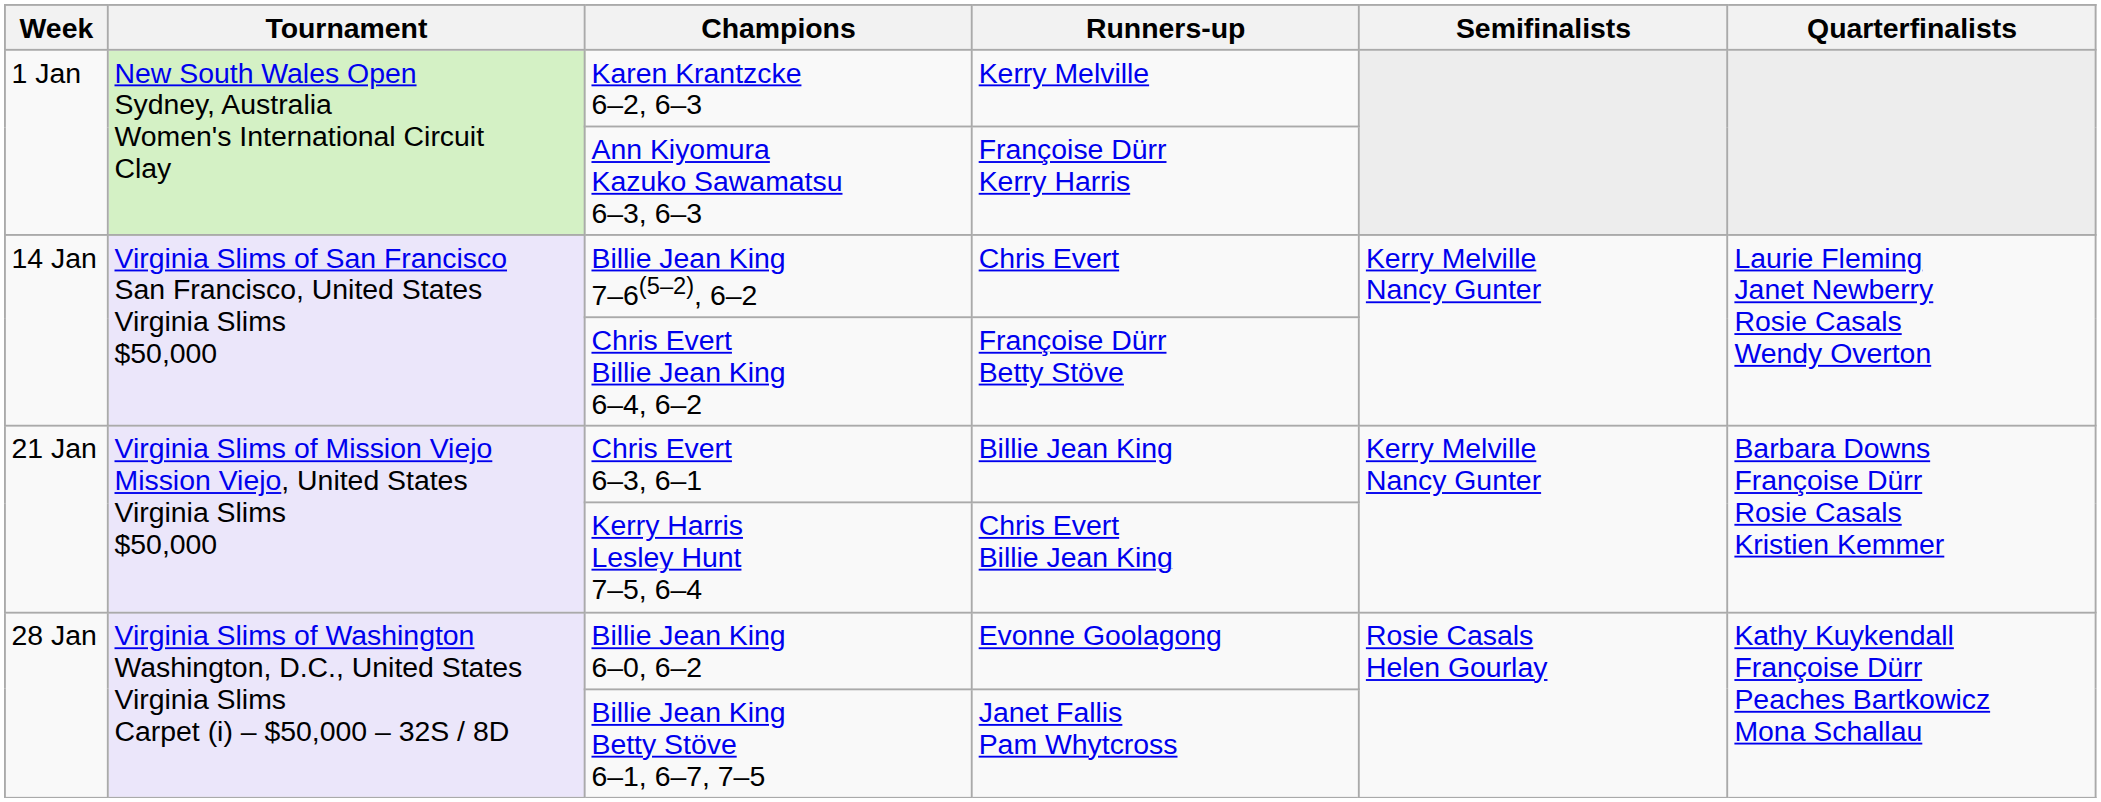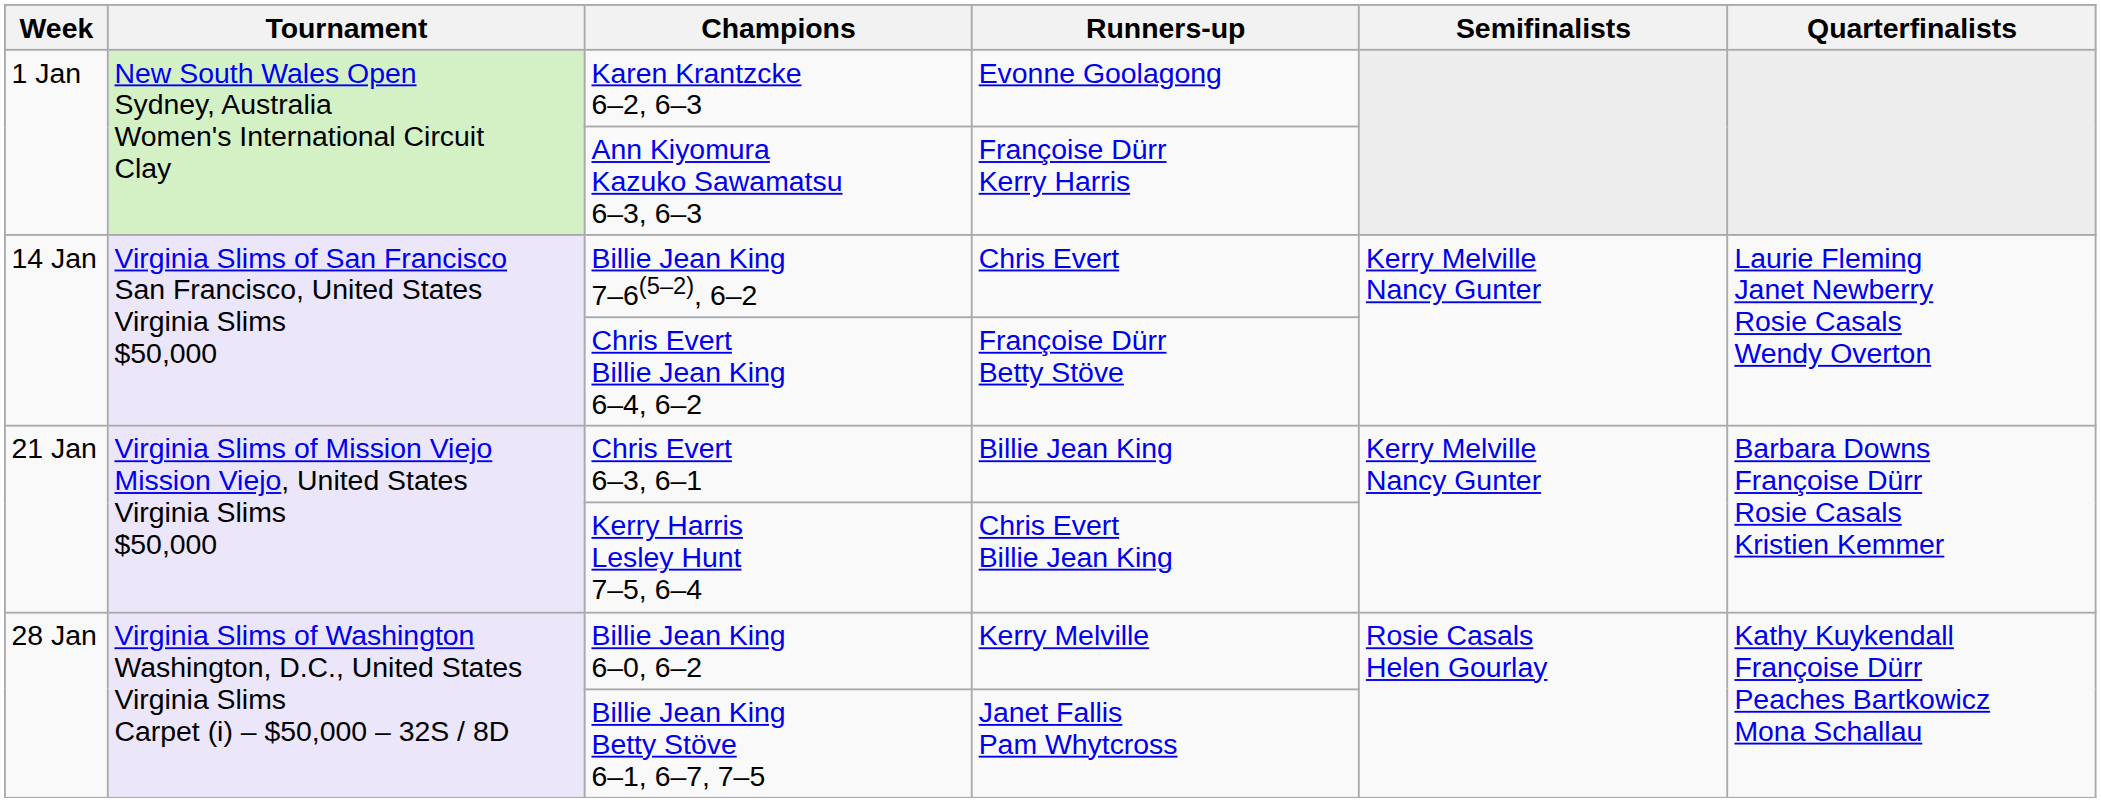(1064, 73) Kerry Melville -> (1100, 73) Evonne Goolagong
(1100, 634) Evonne Goolagong -> (1064, 634) Kerry Melville
